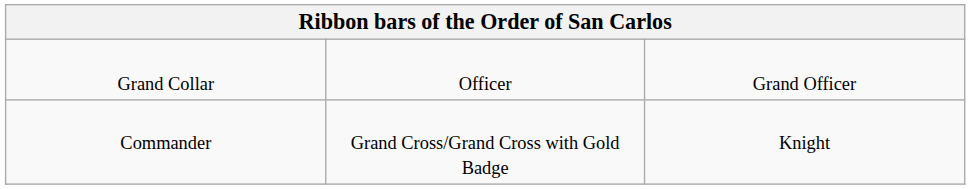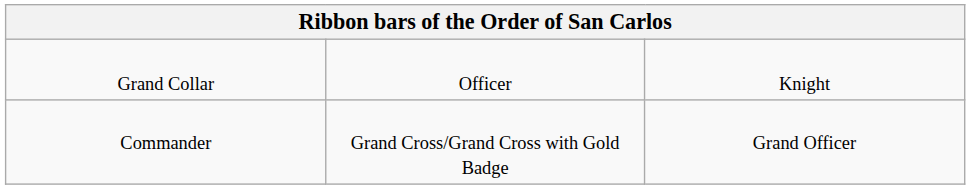(804, 83) Grand Officer -> (804, 83) Knight
(804, 143) Knight -> (804, 143) Grand Officer
